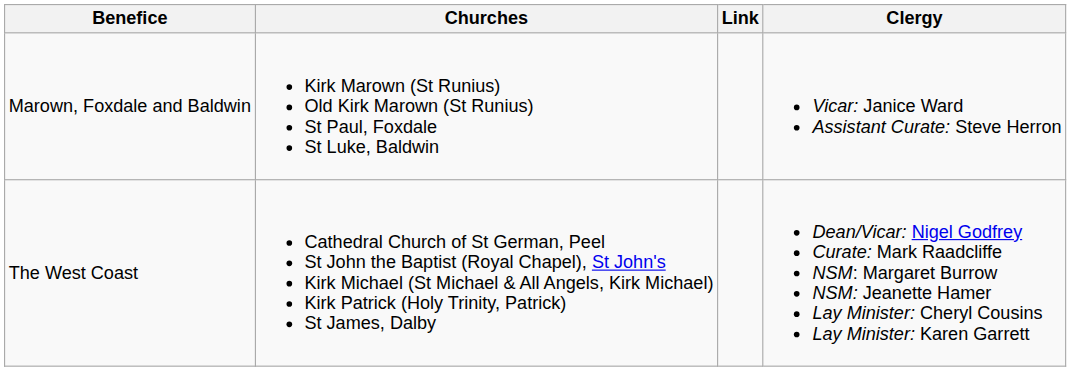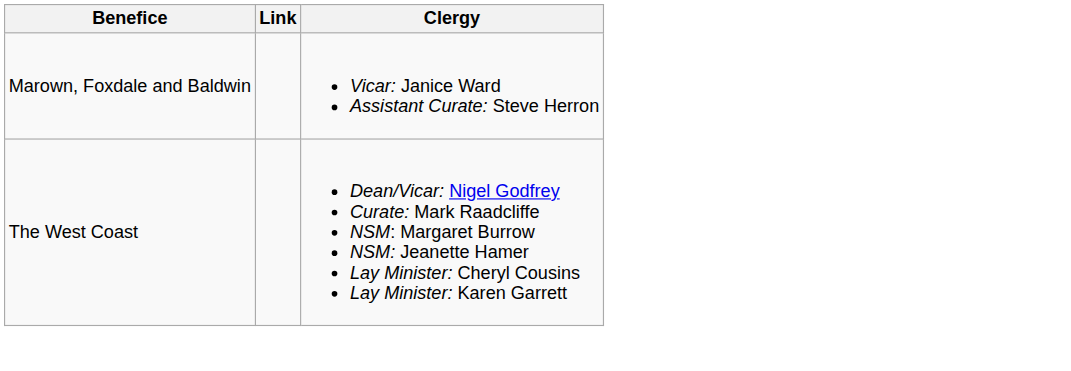- column: (486, 18)
